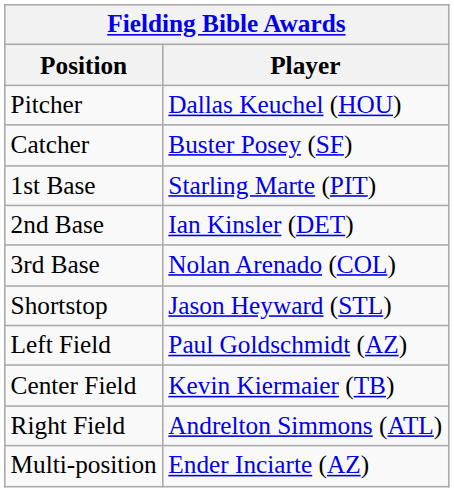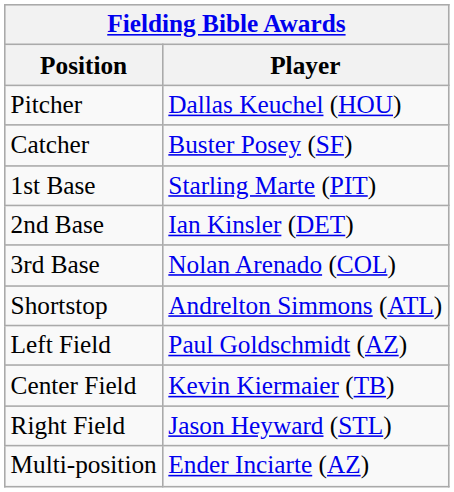(280, 305) Jason Heyward (STL) -> (305, 305) Andrelton Simmons (ATL)
(305, 425) Andrelton Simmons (ATL) -> (280, 425) Jason Heyward (STL)
